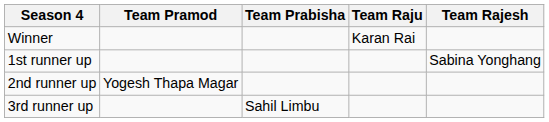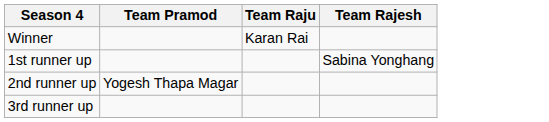- column: (295, 15)
